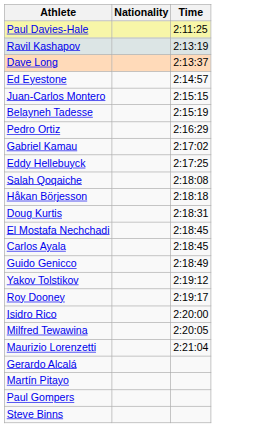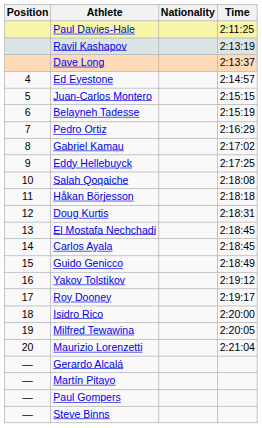+ column: (28, 12)
